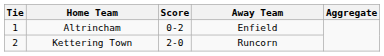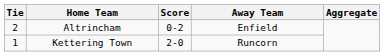(15, 28) 1 -> (15, 28) 2
(15, 43) 2 -> (15, 43) 1
